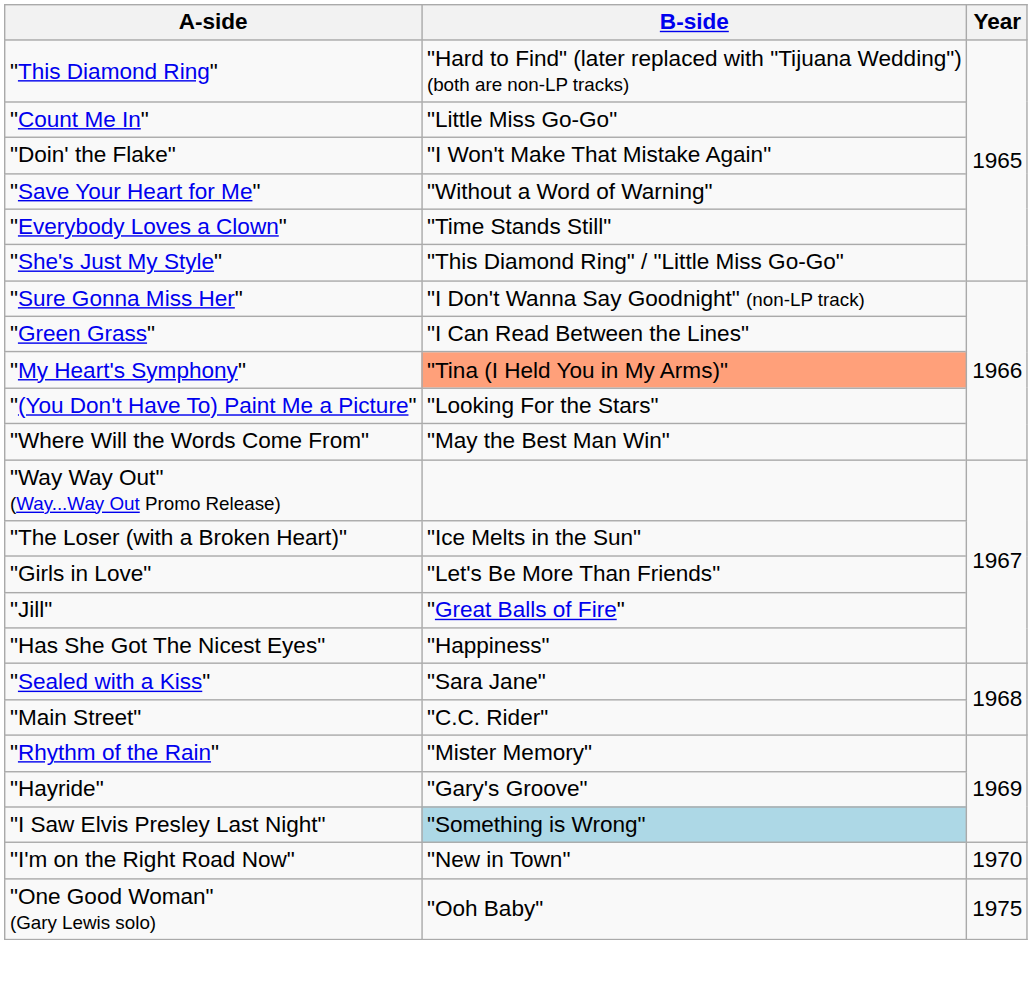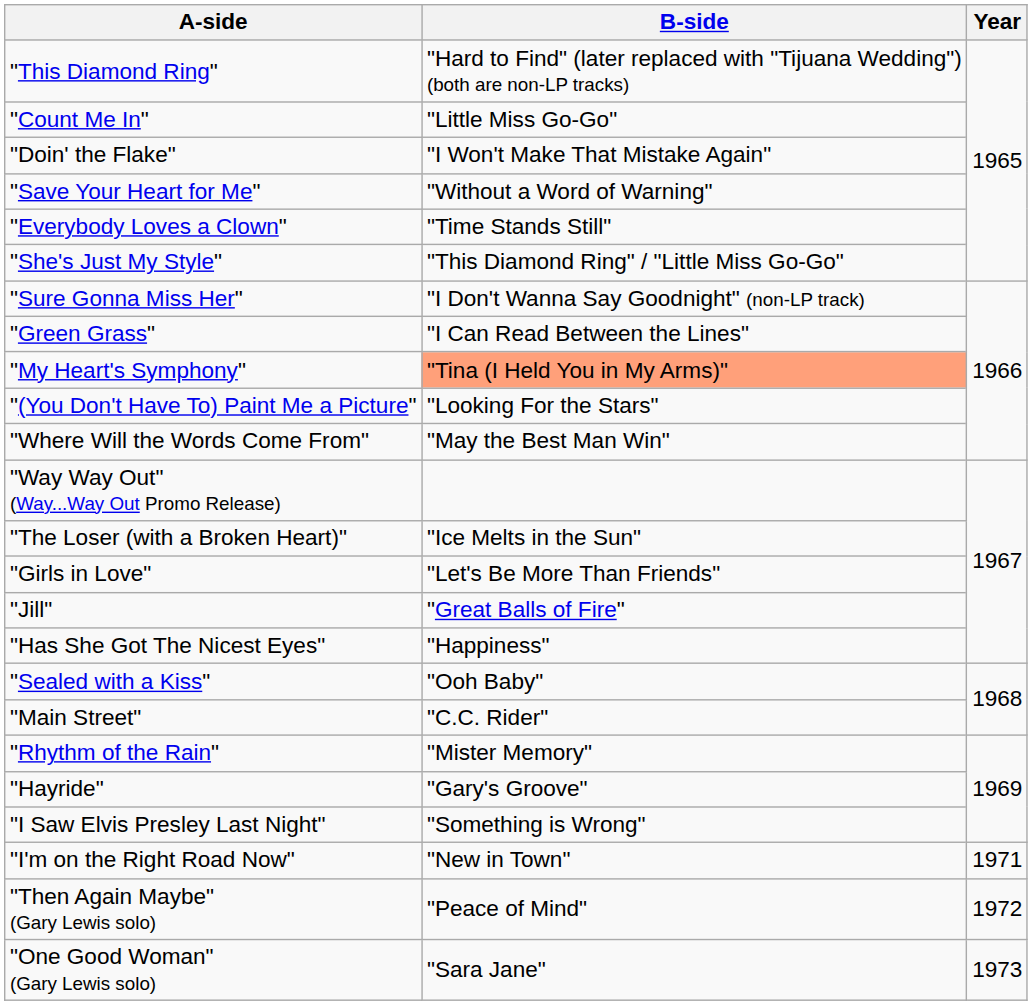(486, 681) "Sara Jane" -> (485, 681) "Ooh Baby"
(536, 824) lightblue background -> (536, 824) no background
(997, 860) 1970 -> (997, 860) 1971
+ row: (112, 908)
(485, 908) "Ooh Baby" -> (486, 969) "Sara Jane"
(997, 908) 1975 -> (997, 969) 1973
